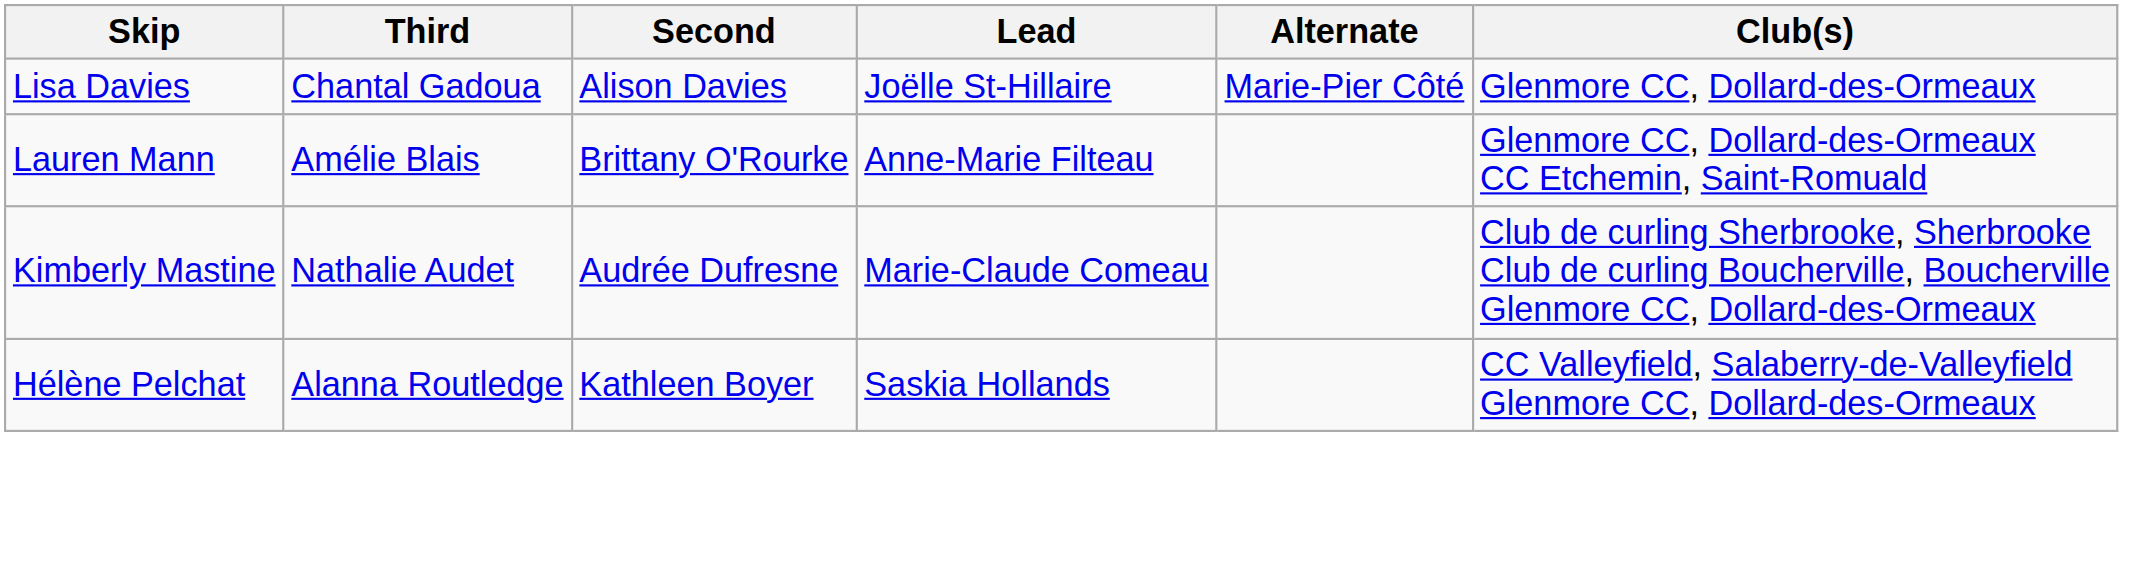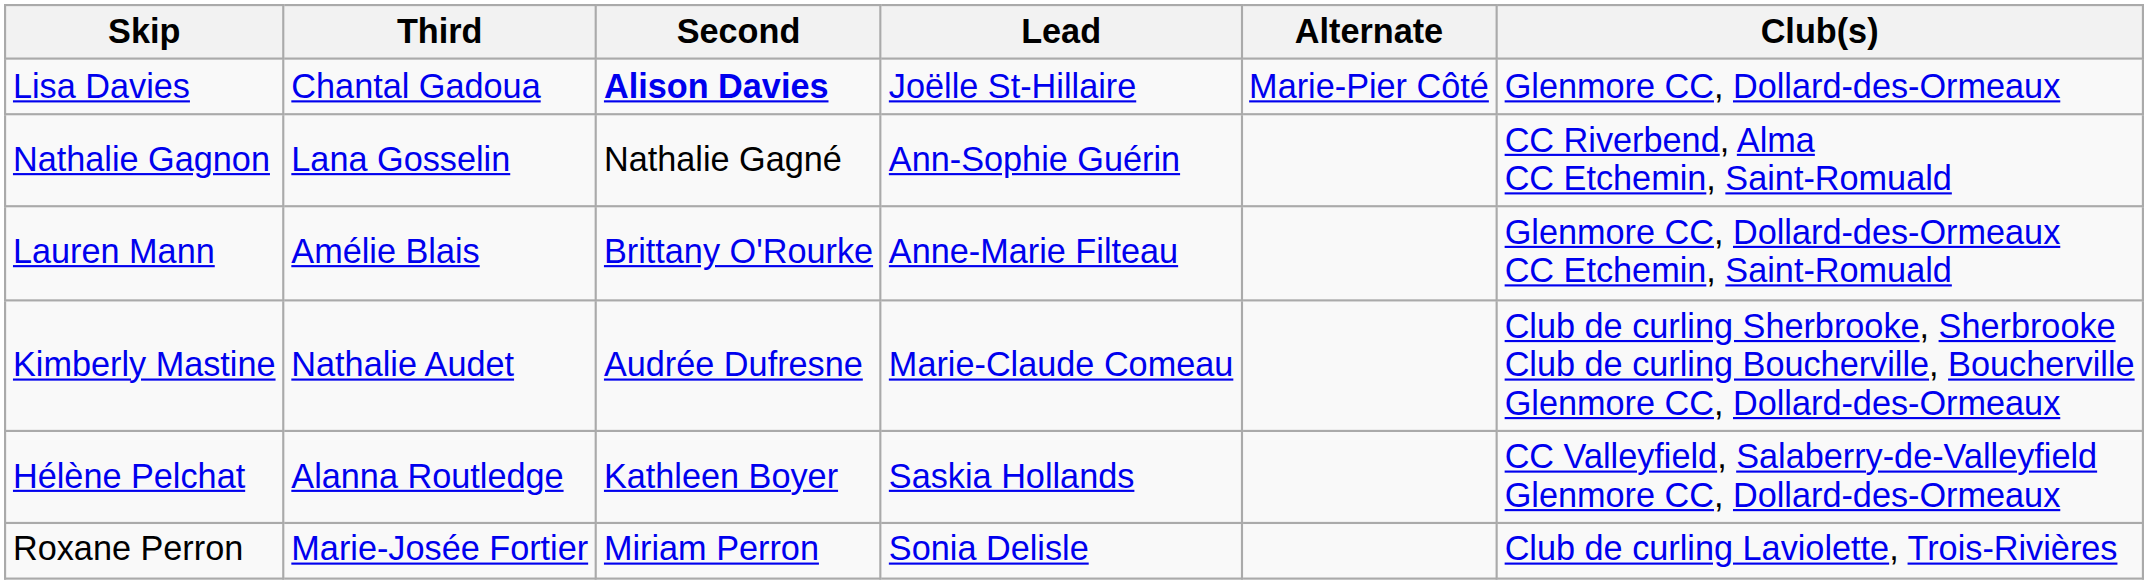(683, 85) normal -> (716, 85) bold
+ row: (141, 159)
+ row: (128, 550)
